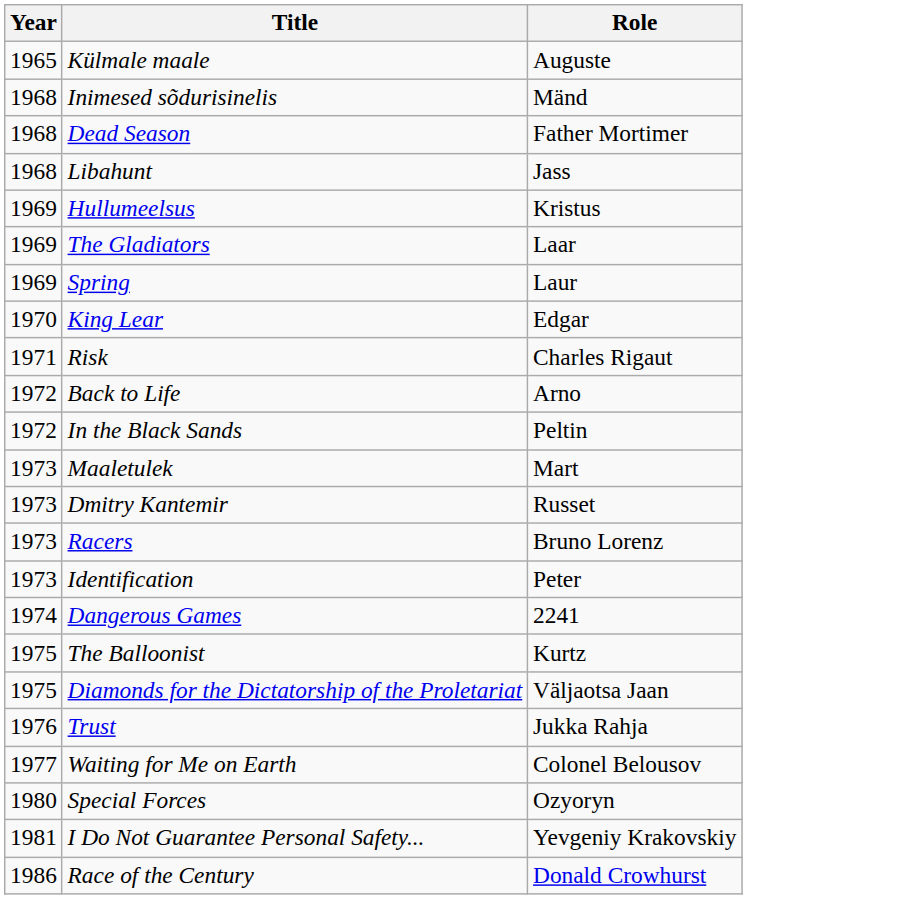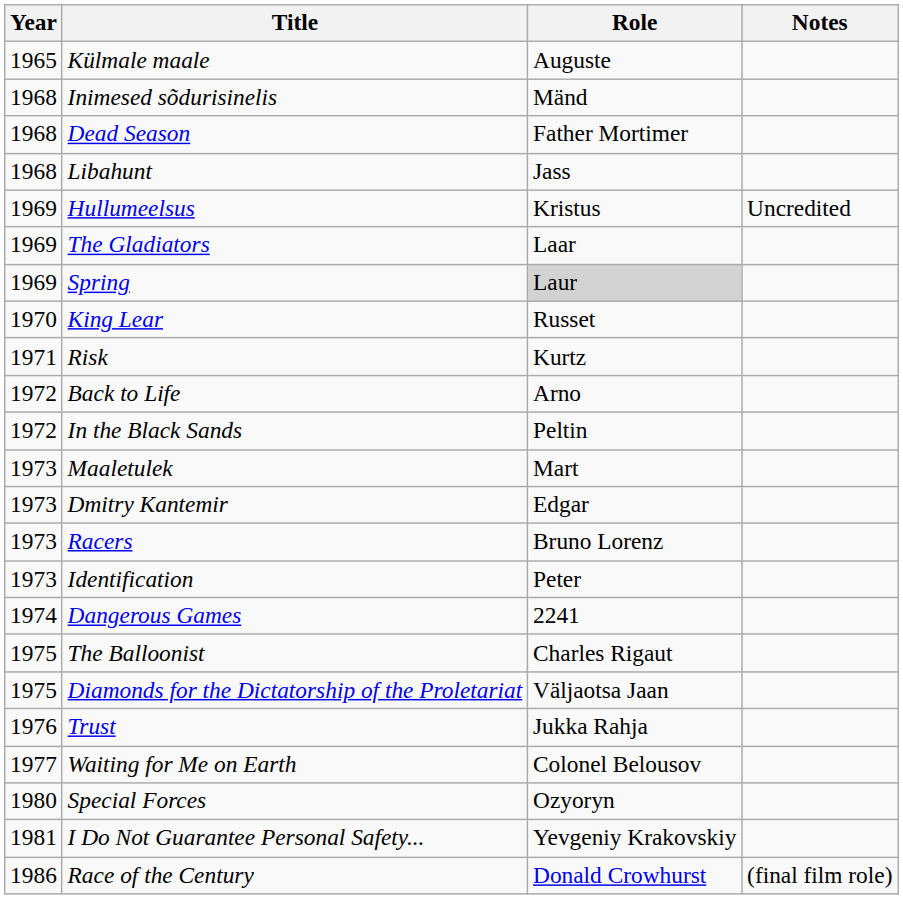+ column: (820, 23)
(555, 282) no background -> (555, 282) lightgrey background
(561, 319) Edgar -> (564, 319) Russet
(603, 356) Charles Rigaut -> (560, 356) Kurtz
(564, 504) Russet -> (561, 504) Edgar
(560, 652) Kurtz -> (603, 652) Charles Rigaut
